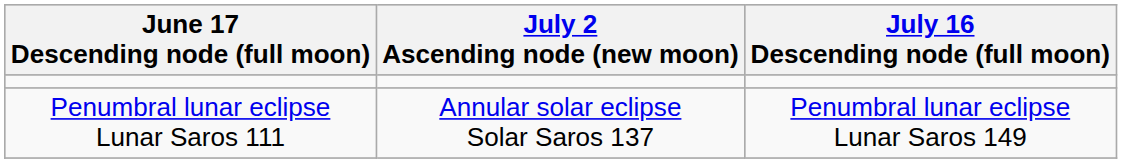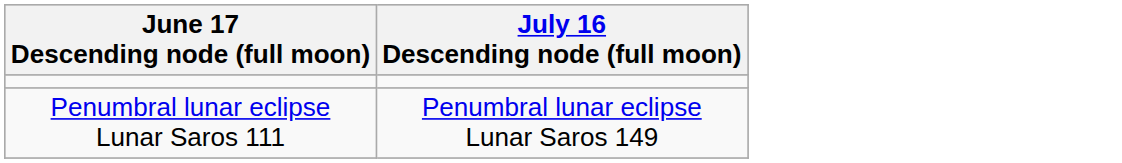- column: (560, 39)
